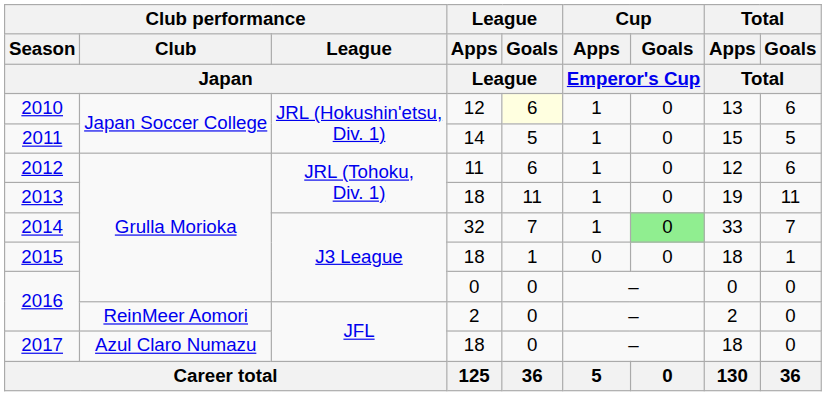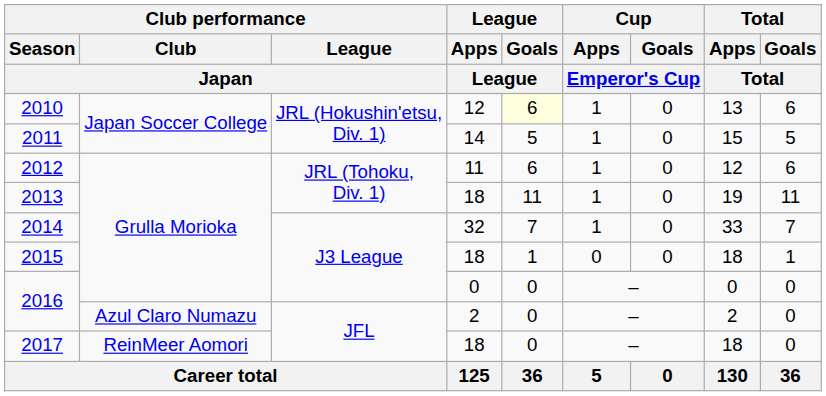(667, 227) lightgreen background -> (667, 227) no background
(176, 316) ReinMeer Aomori -> (176, 316) Azul Claro Numazu
(176, 345) Azul Claro Numazu -> (176, 345) ReinMeer Aomori
